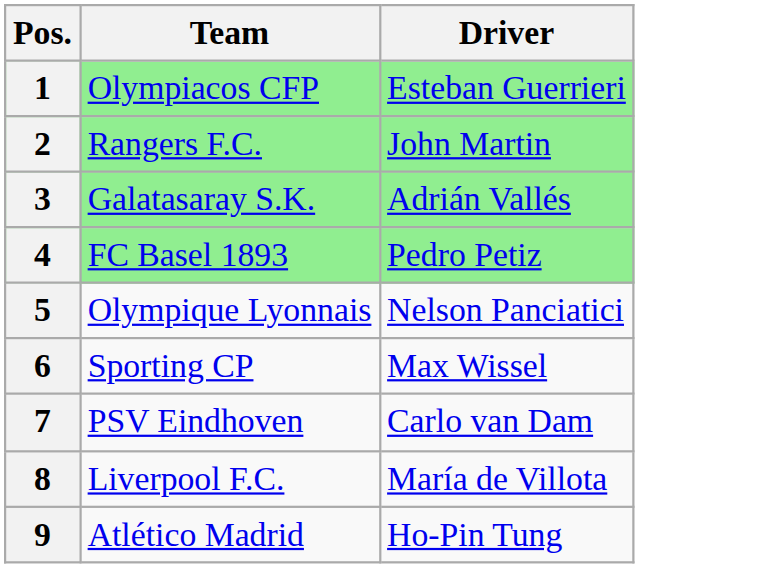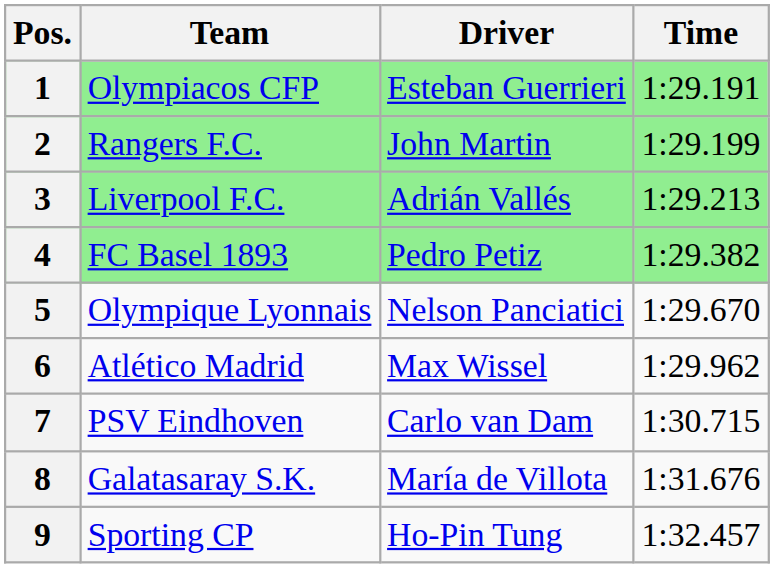+ column: (701, 32)
(201, 199) Galatasaray S.K. -> (186, 199) Liverpool F.C.
(171, 366) Sporting CP -> (196, 366) Atlético Madrid
(186, 477) Liverpool F.C. -> (201, 477) Galatasaray S.K.
(196, 533) Atlético Madrid -> (171, 533) Sporting CP
